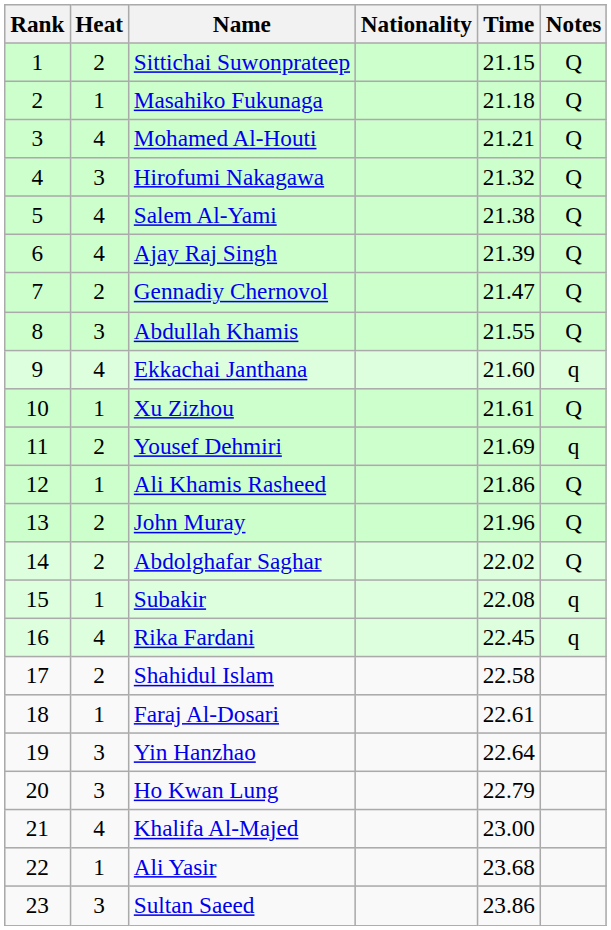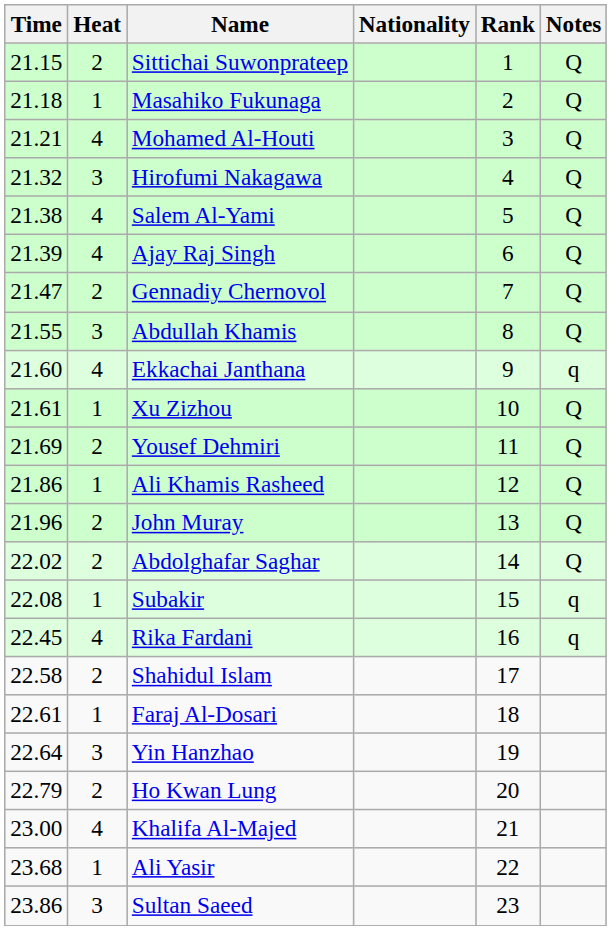columns swapped: (37, 23) <-> (509, 23)
(574, 445) q -> (574, 445) Q
(99, 790) 3 -> (97, 790) 2
